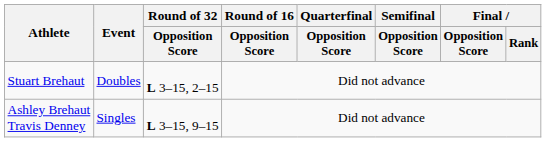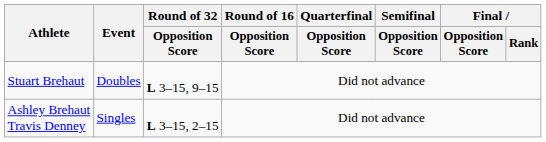(183, 88) L 3–15, 2–15 -> (183, 88) L 3–15, 9–15
(183, 126) L 3–15, 9–15 -> (183, 126) L 3–15, 2–15
